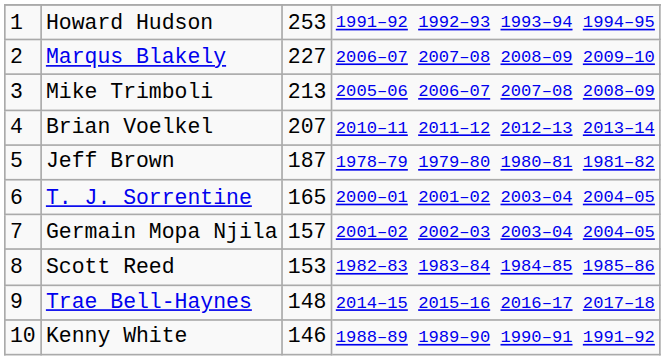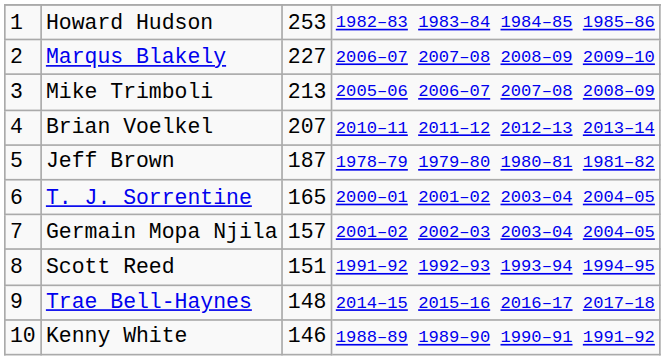(495, 22) 1991–92 1992–93 1993–94 1994–95 -> (495, 22) 1982–83 1983–84 1984–85 1985–86
(307, 267) 153 -> (307, 267) 151
(495, 267) 1982–83 1983–84 1984–85 1985–86 -> (495, 267) 1991–92 1992–93 1993–94 1994–95
